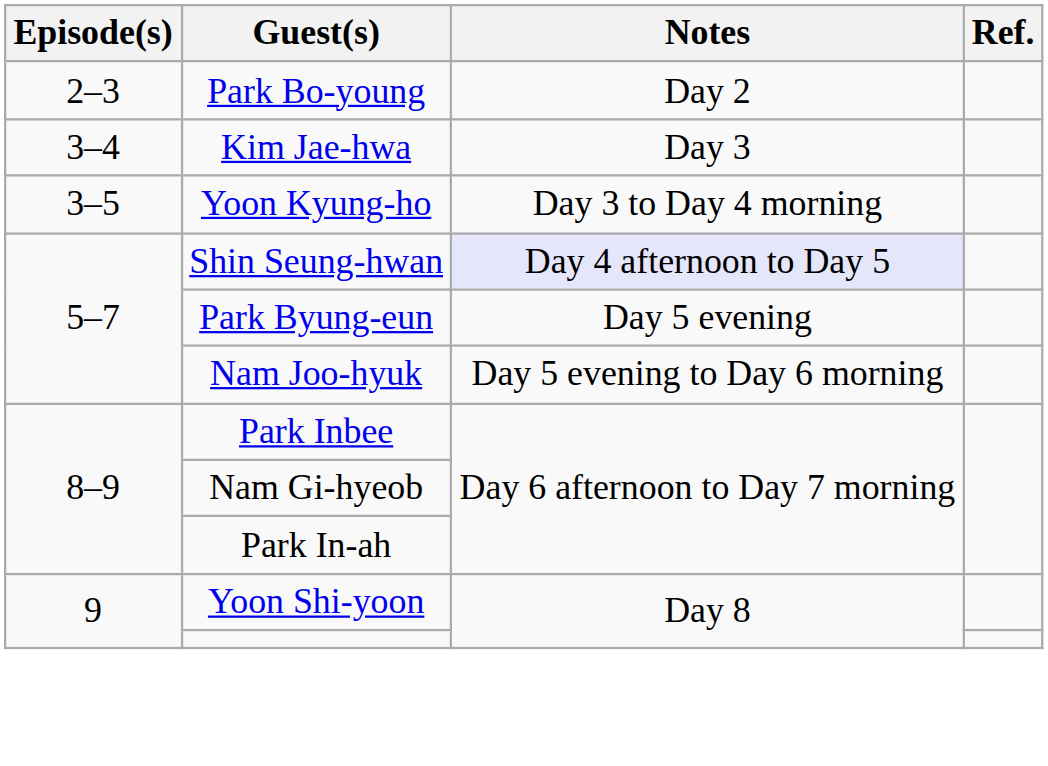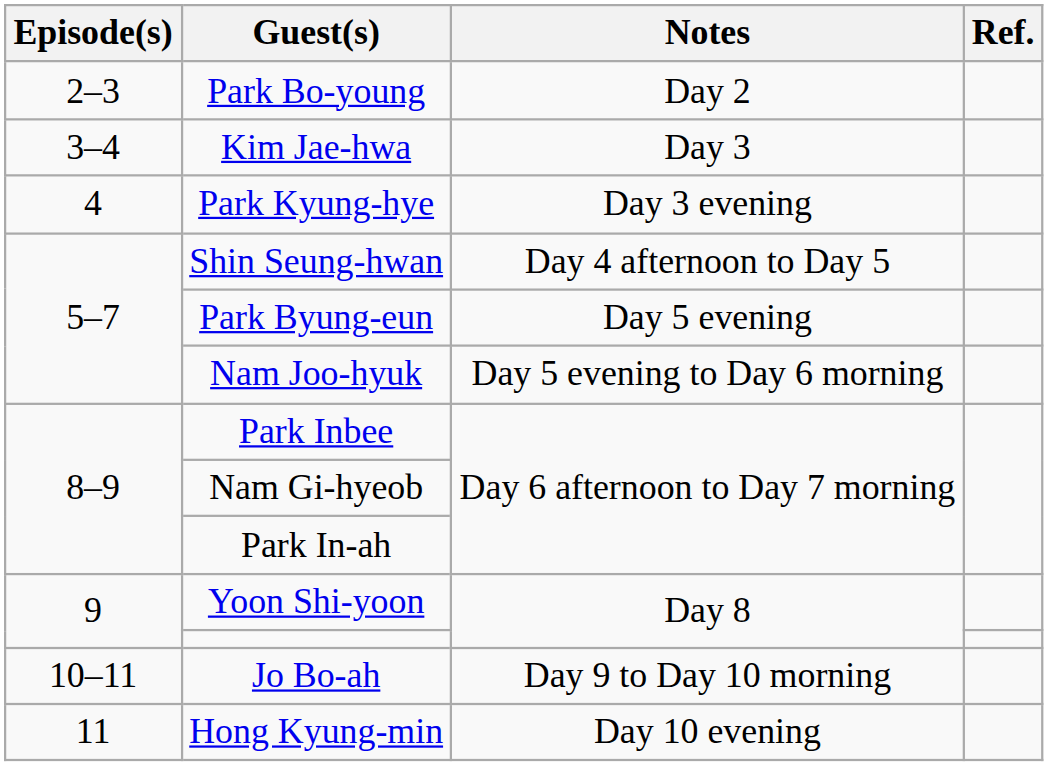- row: (316, 203)
+ row: (316, 203)
(707, 260) lavender background -> (707, 260) no background
+ row: (316, 674)
+ row: (316, 731)
